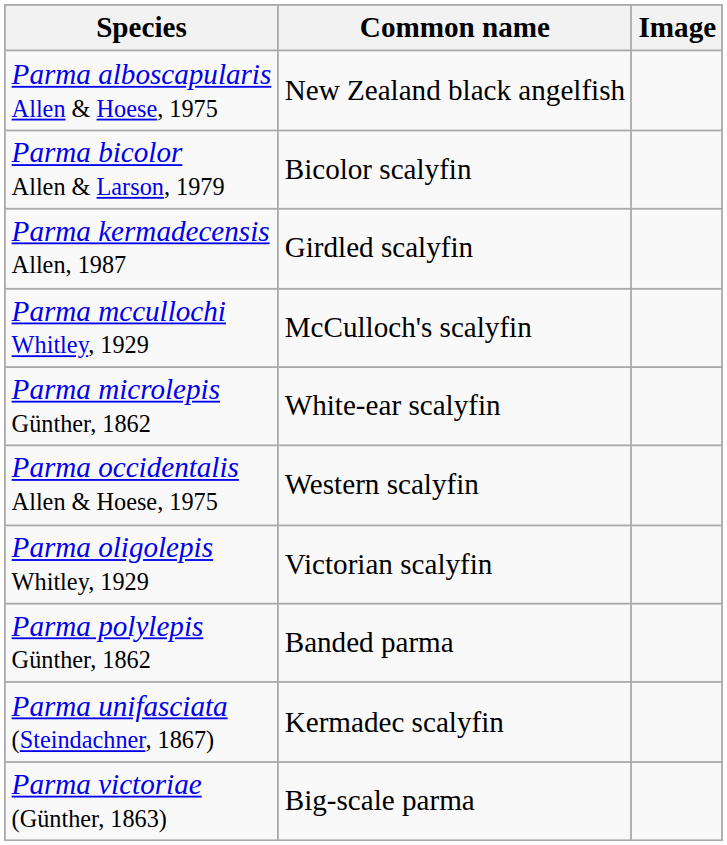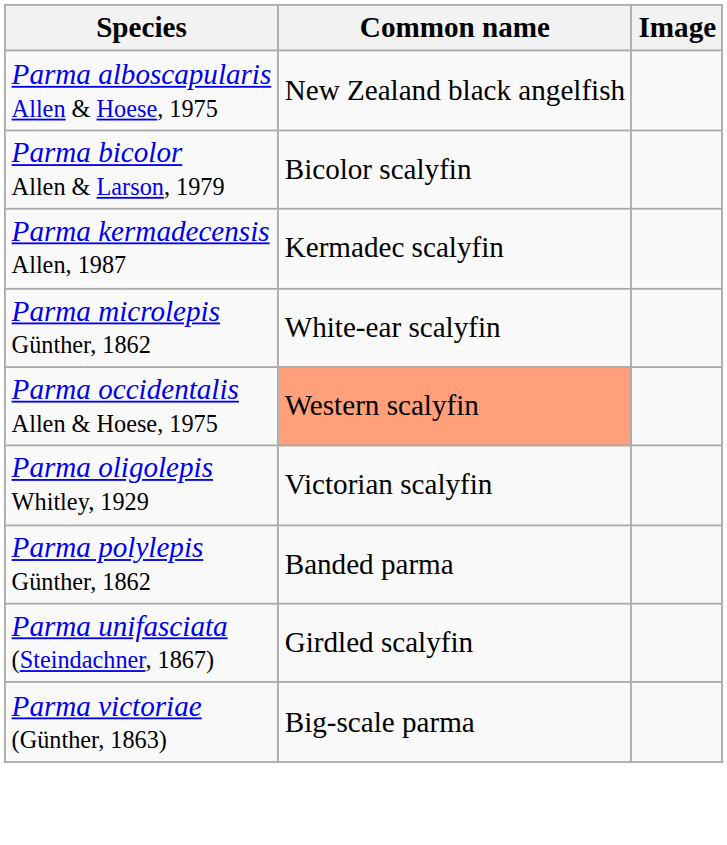(379, 248) Girdled scalyfin -> (394, 248) Kermadec scalyfin
- row: (119, 326)
(382, 484) no background -> (382, 405) lightsalmon background
(394, 721) Kermadec scalyfin -> (379, 642) Girdled scalyfin
